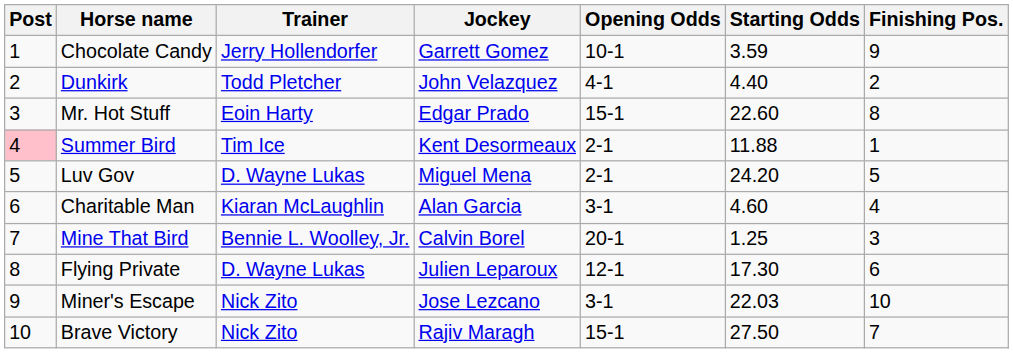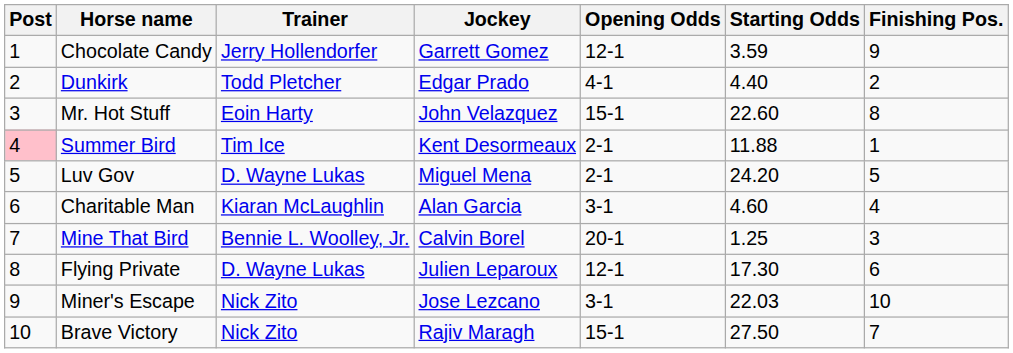(605, 51) 10-1 -> (605, 51) 12-1
(488, 82) John Velazquez -> (474, 82) Edgar Prado
(474, 113) Edgar Prado -> (488, 113) John Velazquez
